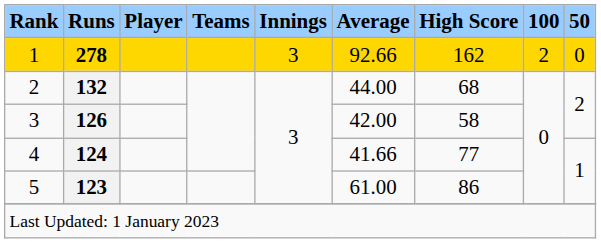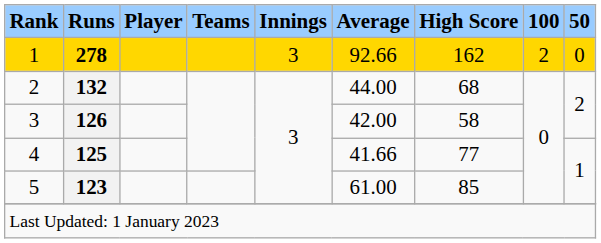(91, 154) 124 -> (91, 154) 125
(469, 187) 86 -> (469, 187) 85
